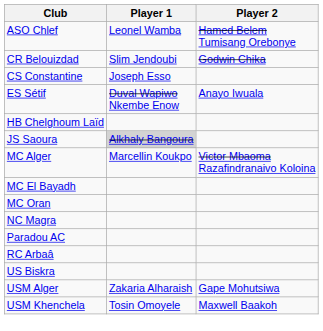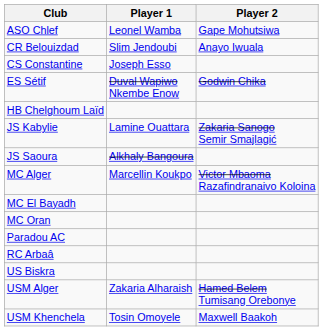(247, 36) Hamed Belem Tumisang Orebonye -> (239, 30) Gape Mohutsiwa
(232, 59) Godwin Chika -> (231, 47) Anayo Iwuala
(231, 93) Anayo Iwuala -> (232, 81) Godwin Chika
+ row: (32, 128)
(151, 140) lightgrey background -> (151, 157) no background
- row: (31, 220)
(239, 288) Gape Mohutsiwa -> (247, 295) Hamed Belem Tumisang Orebonye
